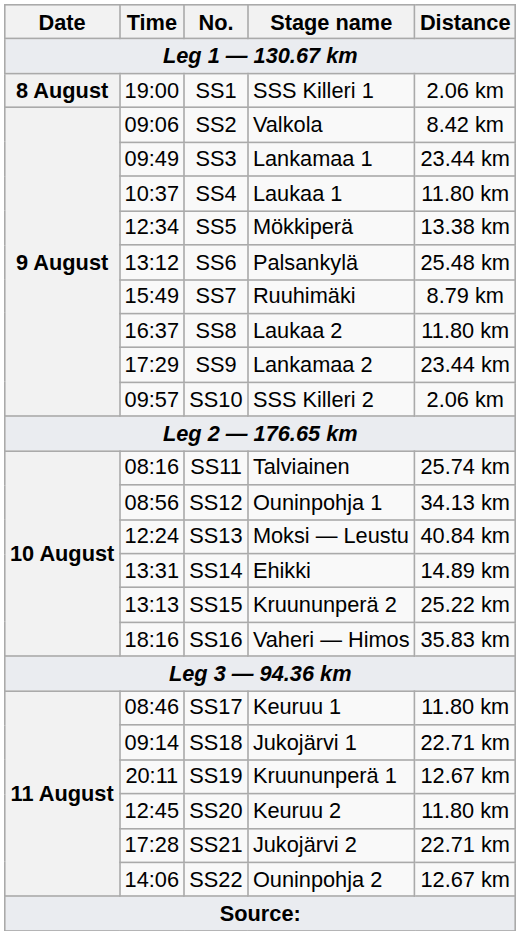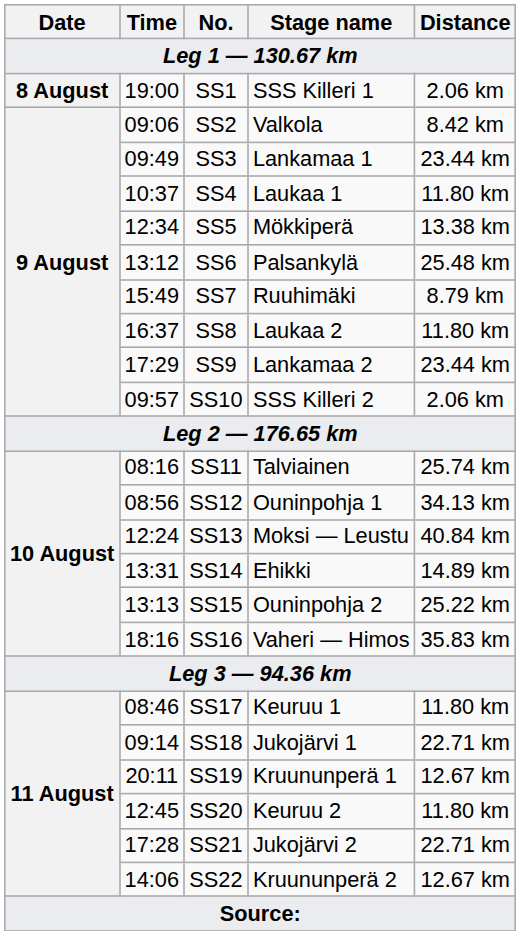(325, 605) Kruununperä 2 -> (318, 605) Ouninpohja 2
(318, 879) Ouninpohja 2 -> (325, 879) Kruununperä 2
